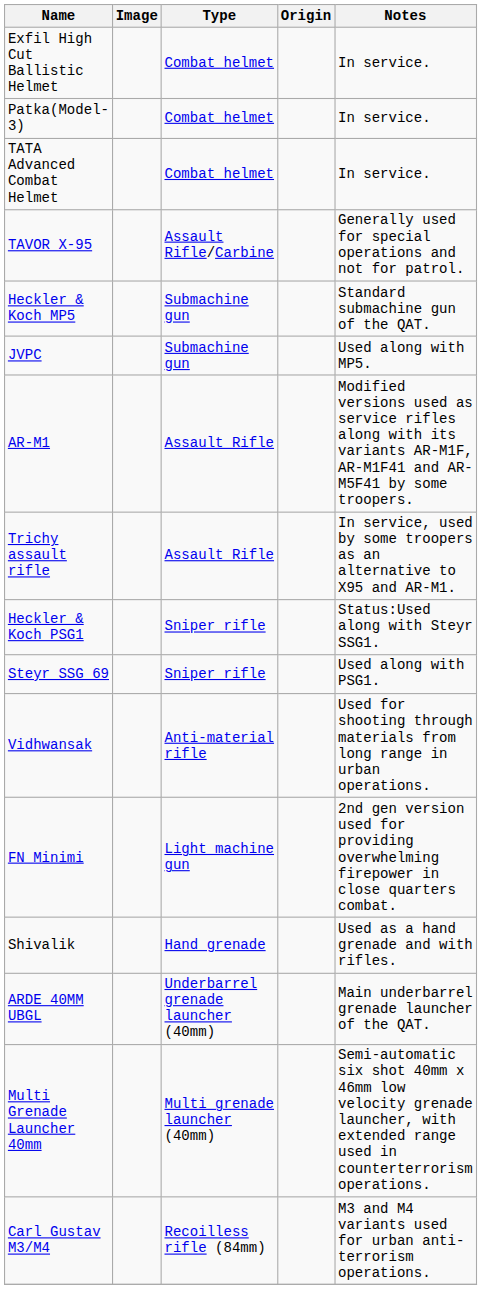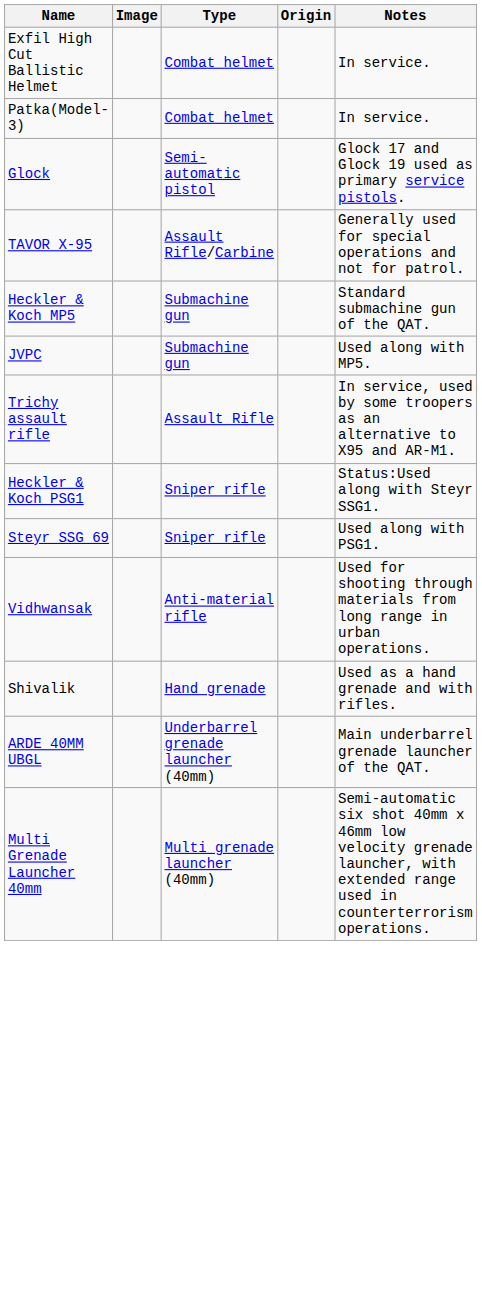- row: (42, 174)
+ row: (29, 174)
- row: (29, 443)
- row: (46, 858)
- row: (54, 1241)
